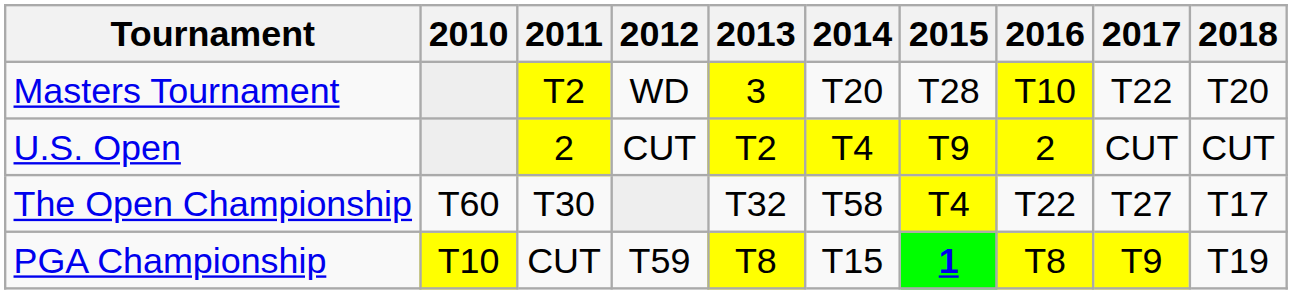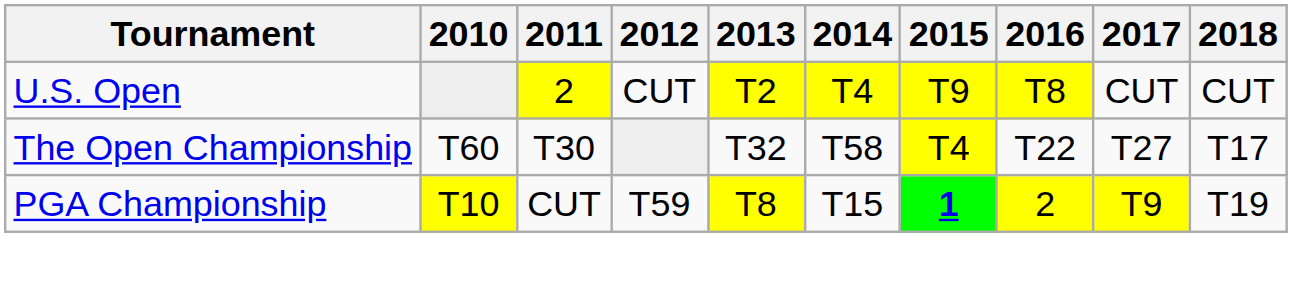- row: (177, 91)
(1045, 147) 2 -> (1045, 91) T8
(1045, 261) T8 -> (1045, 204) 2
